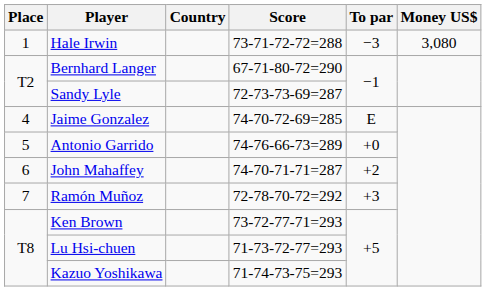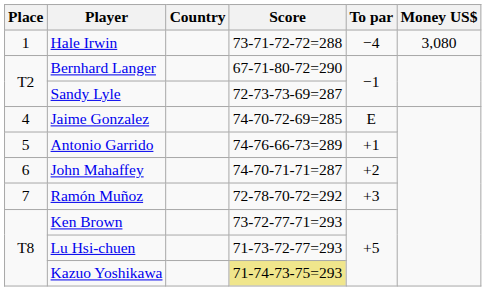(371, 43) −3 -> (371, 43) −4
(371, 145) +0 -> (371, 145) +1
(288, 273) no background -> (288, 273) khaki background
